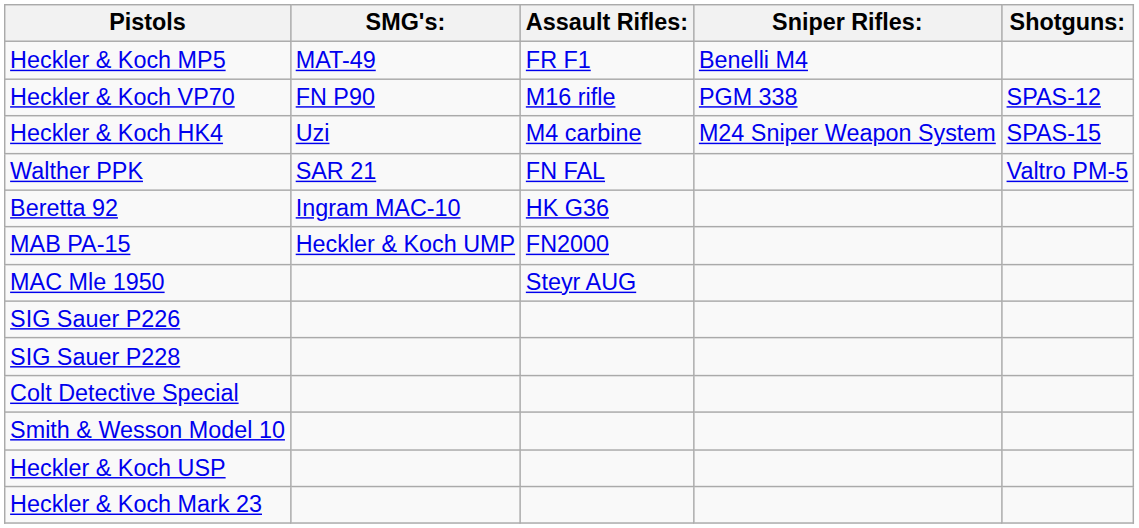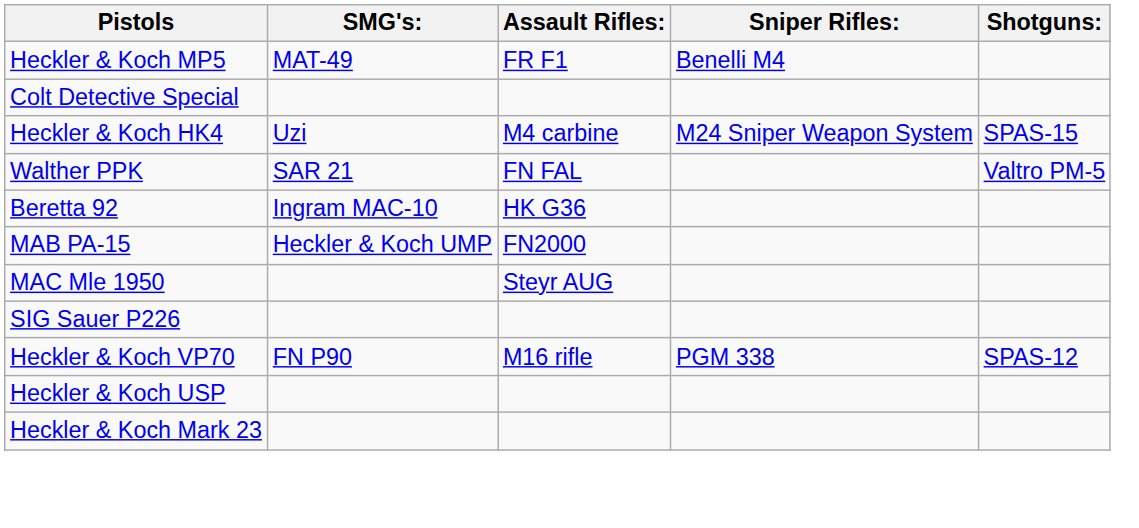rows swapped: (122, 97) <-> (124, 393)
- row: (95, 356)
- row: (148, 430)
